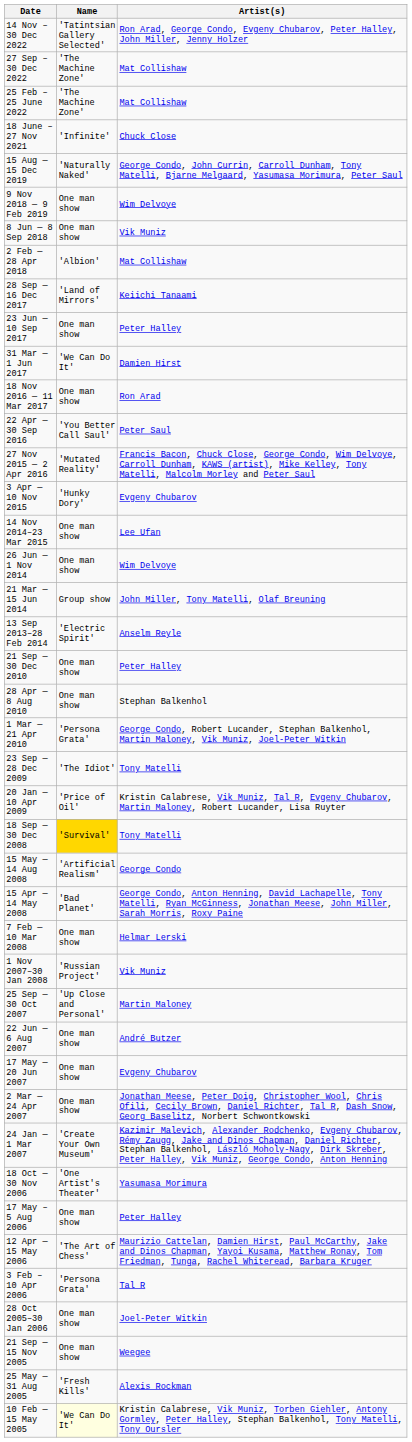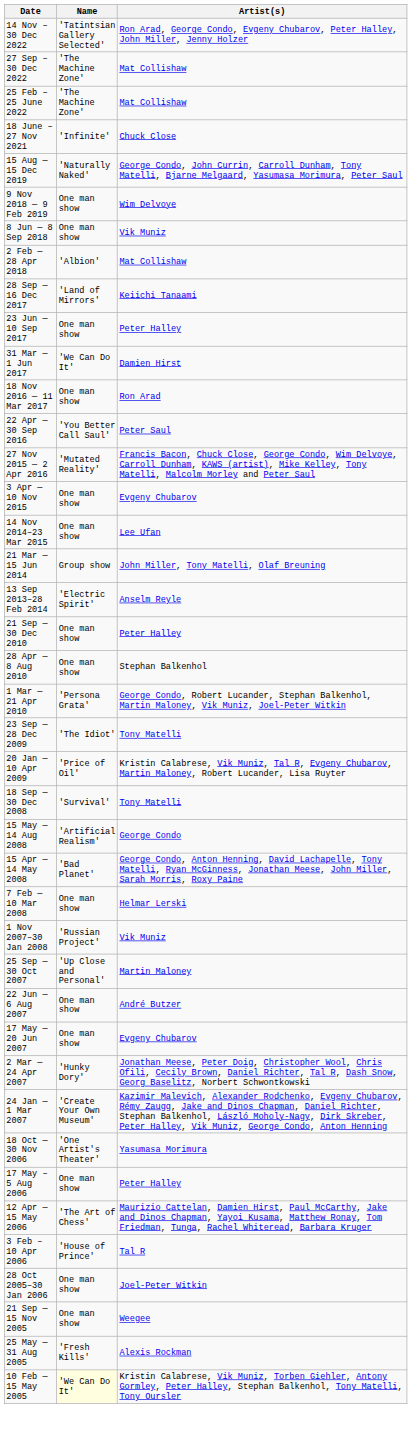(74, 498) 'Hunky Dory' -> (77, 498) One man show
- row: (27, 566)
(84, 836) gold background -> (84, 802) no background
(77, 1106) One man show -> (74, 1073) 'Hunky Dory'
(79, 1285) 'Persona Grata' -> (82, 1251) 'House of Prince'
